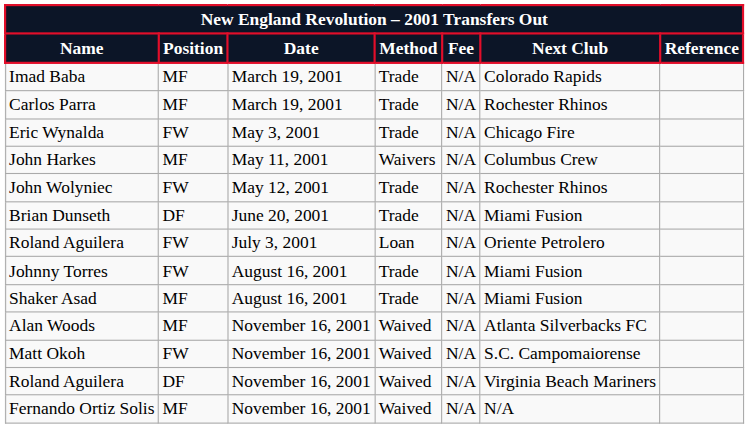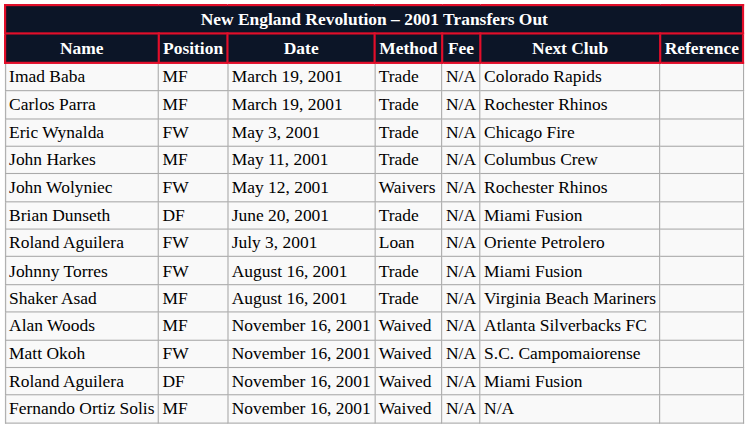(407, 159) Waivers -> (399, 159) Trade
(399, 187) Trade -> (407, 187) Waivers
(533, 298) Miami Fusion -> (570, 298) Virginia Beach Mariners
(570, 381) Virginia Beach Mariners -> (533, 381) Miami Fusion
